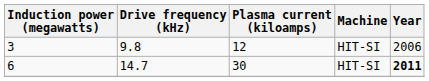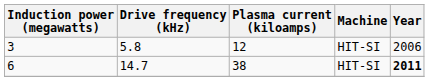(130, 47) 9.8 -> (130, 47) 5.8
(239, 66) 30 -> (239, 66) 38
